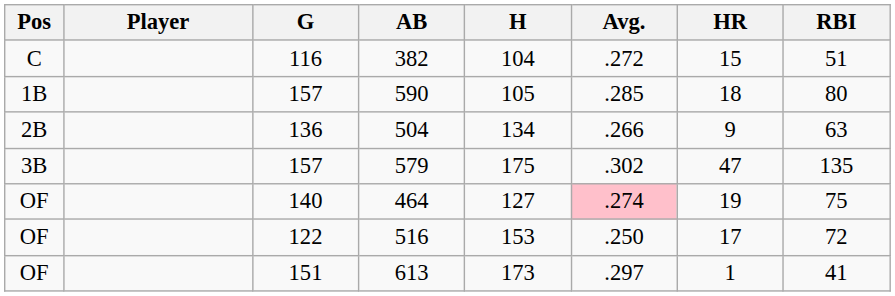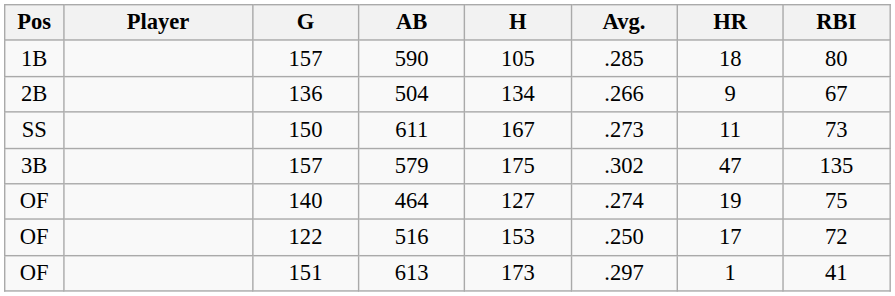- row: (412, 58)
(836, 129) 63 -> (836, 93) 67
+ row: (412, 129)
(624, 201) pink background -> (624, 201) no background
